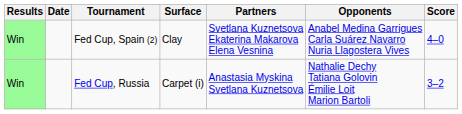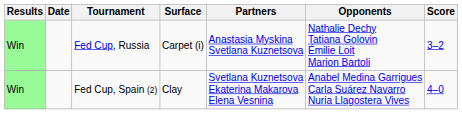rows swapped: (112, 84) <-> (116, 39)
